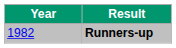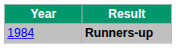(21, 33) 1982 -> (21, 33) 1984
